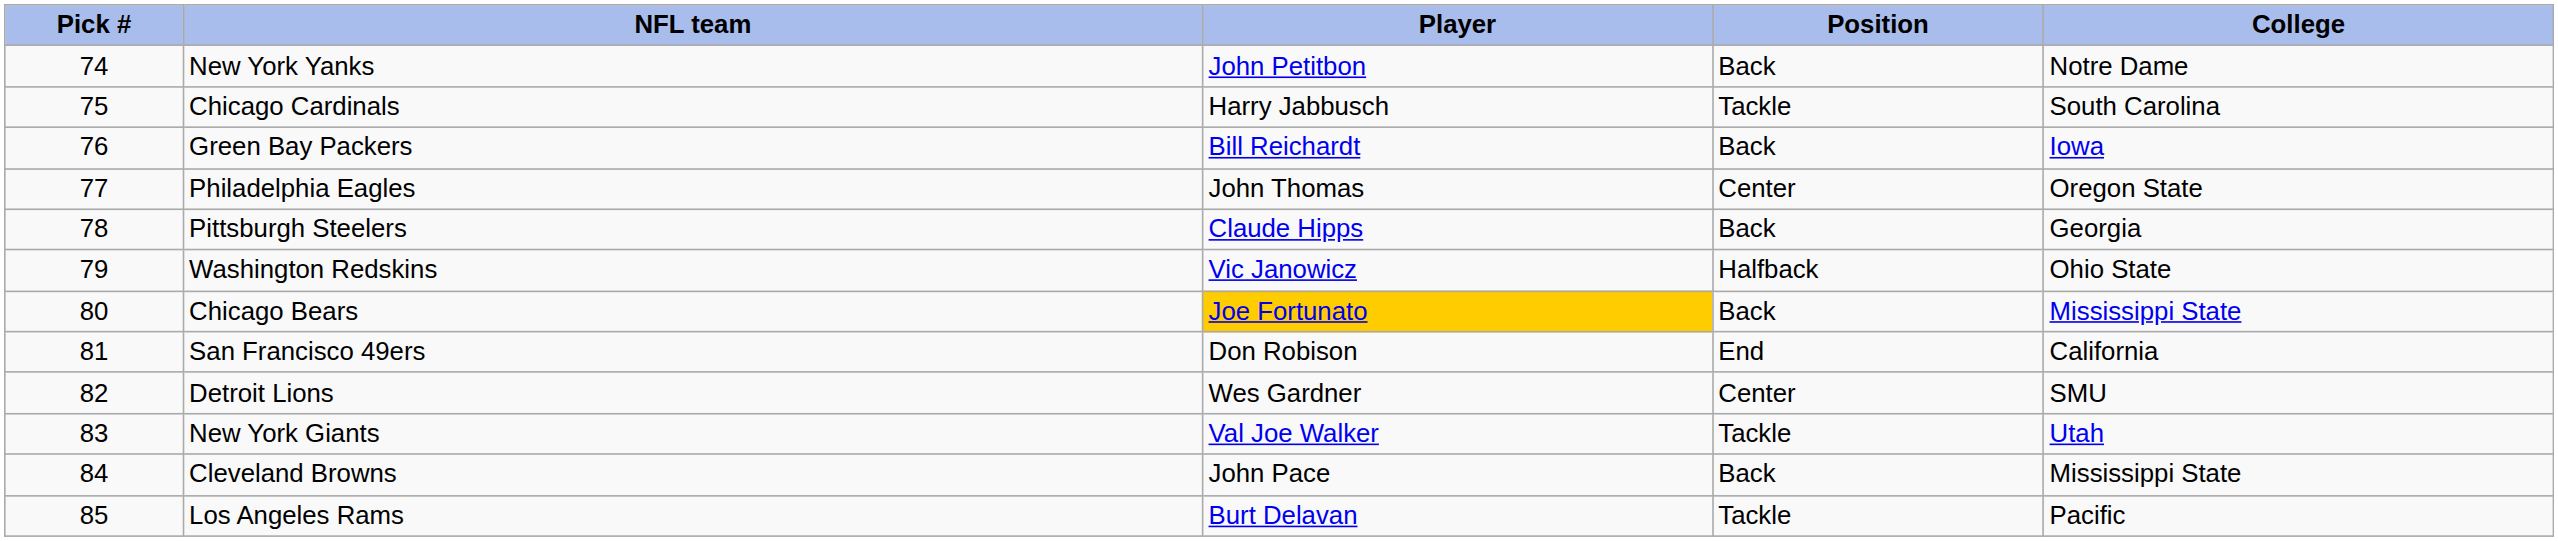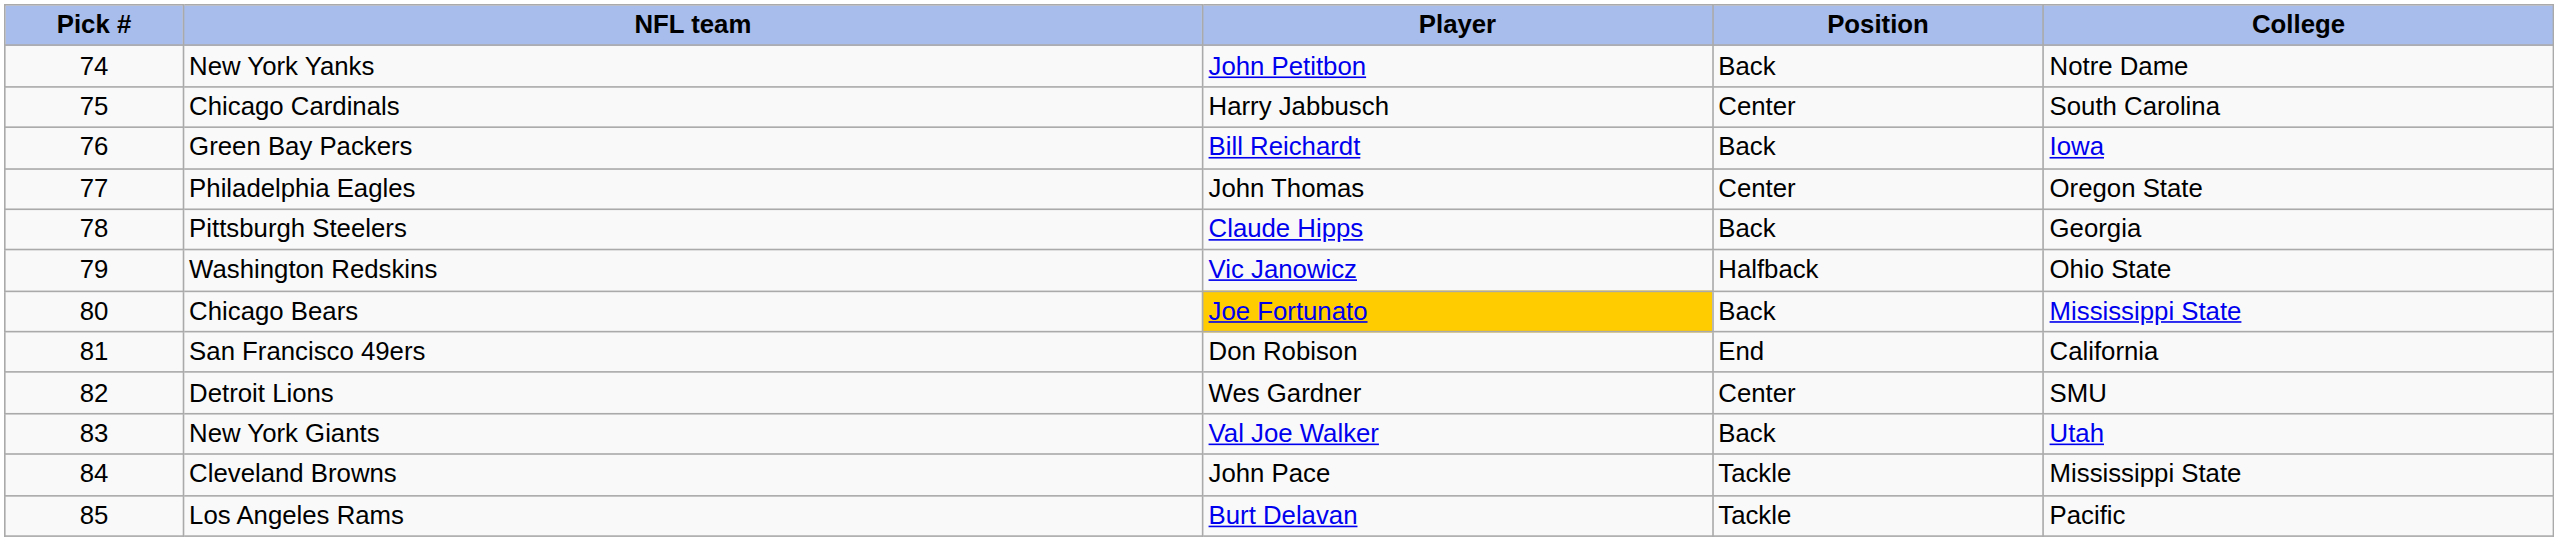(1755, 106) Tackle -> (1757, 106) Center
(1755, 433) Tackle -> (1747, 433) Back
(1747, 474) Back -> (1755, 474) Tackle
